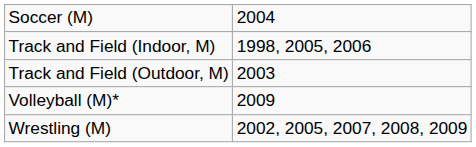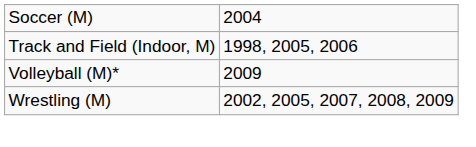- row: (119, 73)
